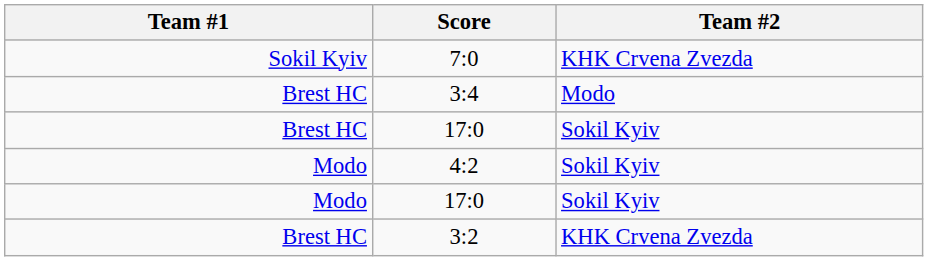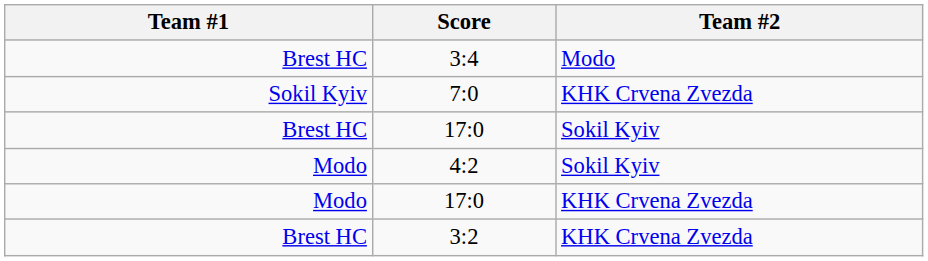rows swapped: (318, 58) <-> (325, 93)
(610, 201) Sokil Kyiv -> (657, 201) KHK Crvena Zvezda
